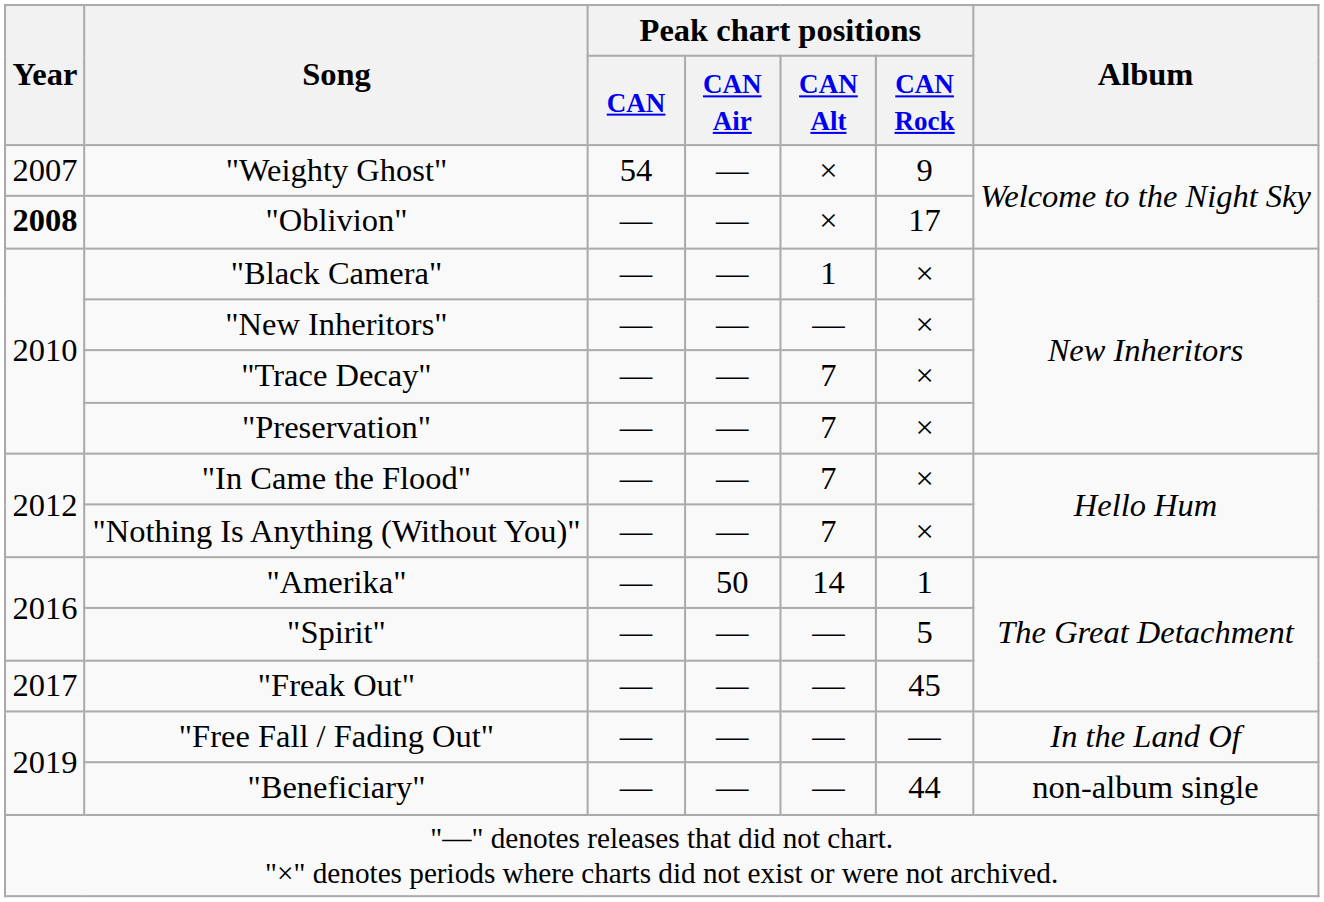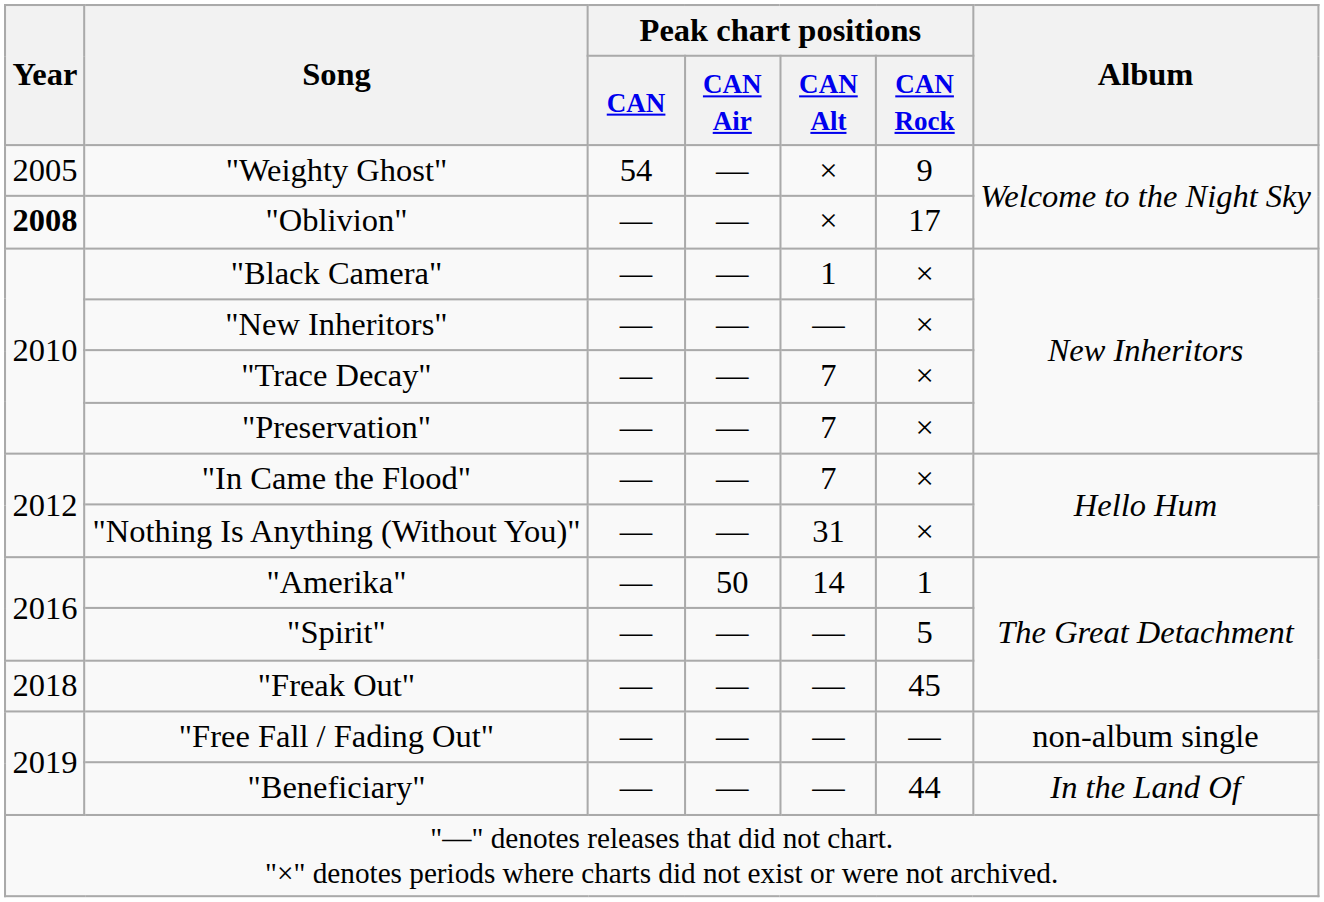(45, 169) 2007 -> (45, 169) 2005
(828, 530) 7 -> (828, 530) 31
(45, 684) 2017 -> (45, 684) 2018
(1146, 736) In the Land Of -> (1146, 736) non-album single
(1146, 787) non-album single -> (1146, 787) In the Land Of
